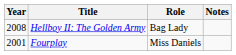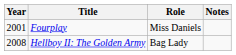rows swapped: (49, 43) <-> (88, 27)
